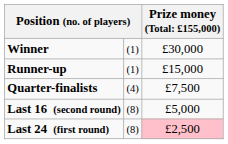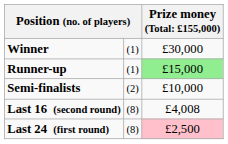(182, 68) no background -> (182, 68) lightgreen background
+ row: (44, 88)
- row: (52, 88)
(182, 108) £5,000 -> (182, 108) £4,008
